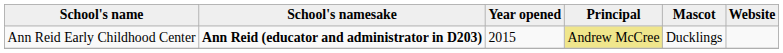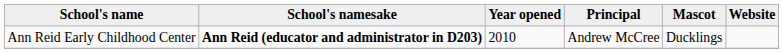(502, 37) 2015 -> (502, 37) 2010
(614, 37) khaki background -> (614, 37) no background
